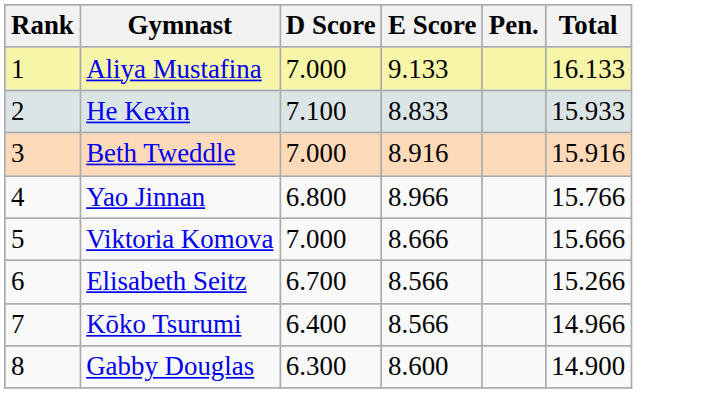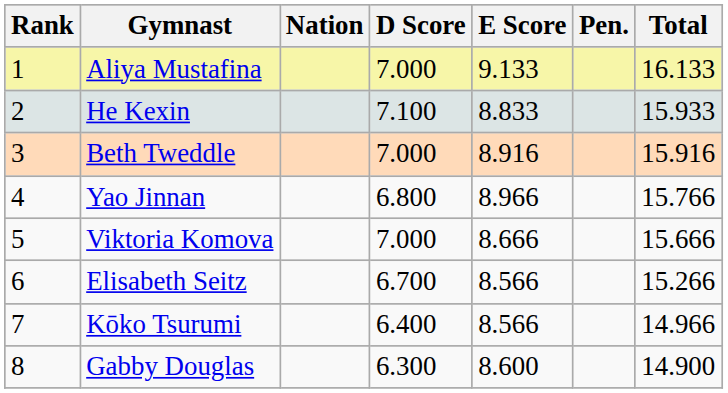+ column: (325, 26)
